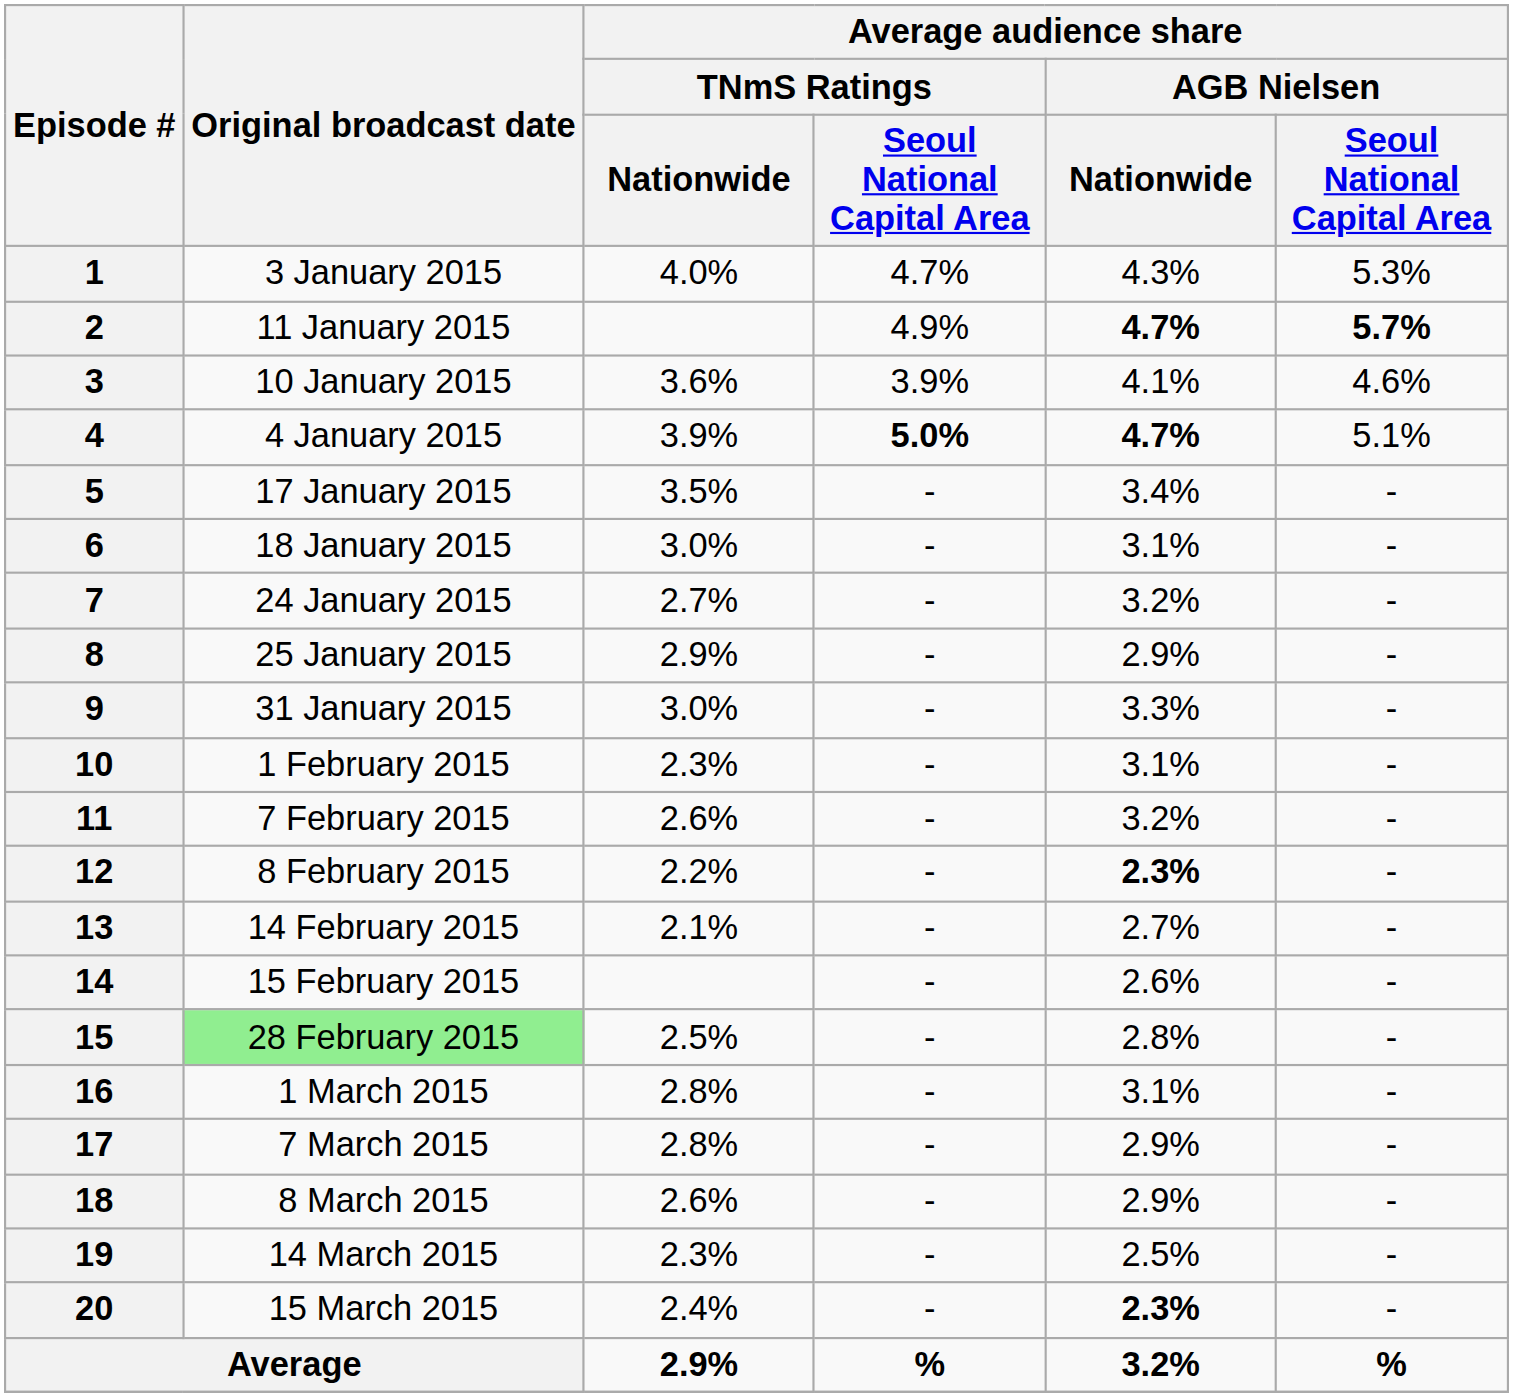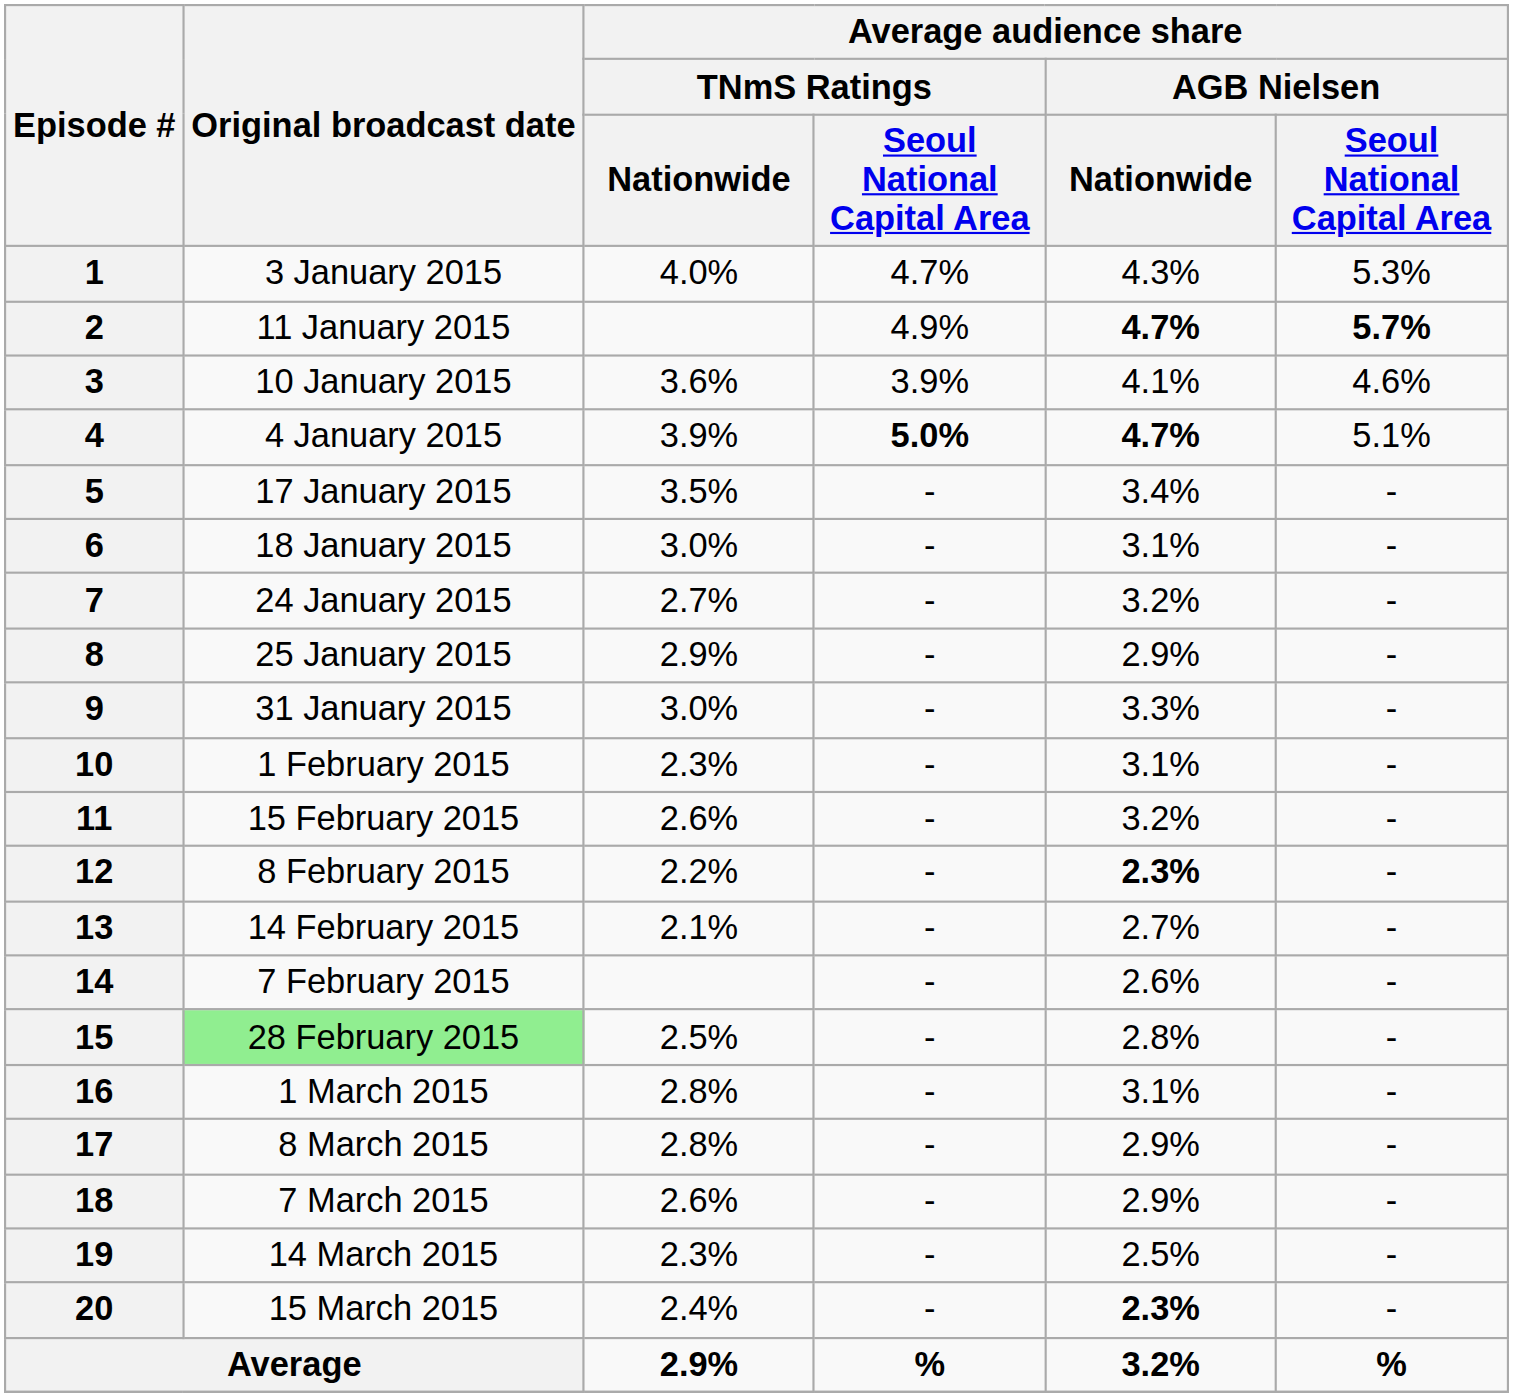(383, 818) 7 February 2015 -> (383, 818) 15 February 2015
(383, 982) 15 February 2015 -> (383, 982) 7 February 2015
(383, 1145) 7 March 2015 -> (383, 1145) 8 March 2015
(383, 1200) 8 March 2015 -> (383, 1200) 7 March 2015
